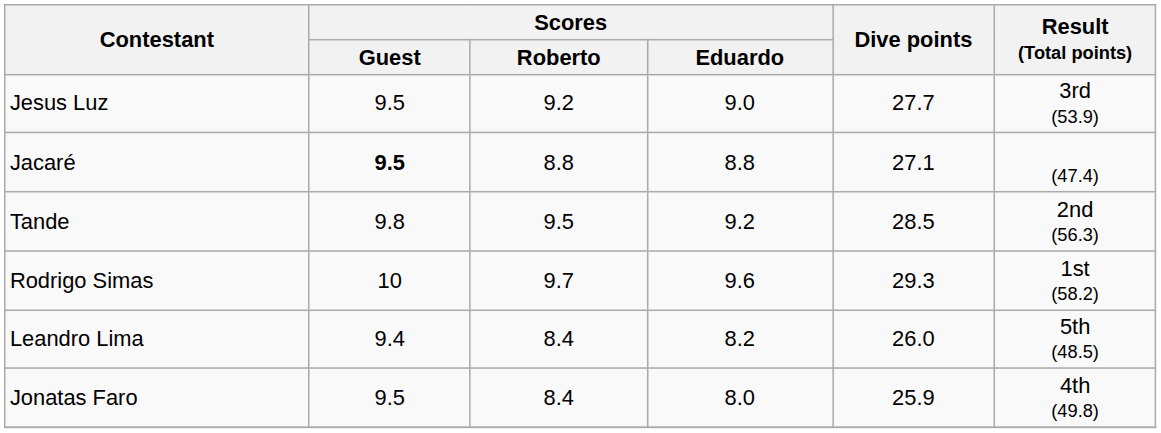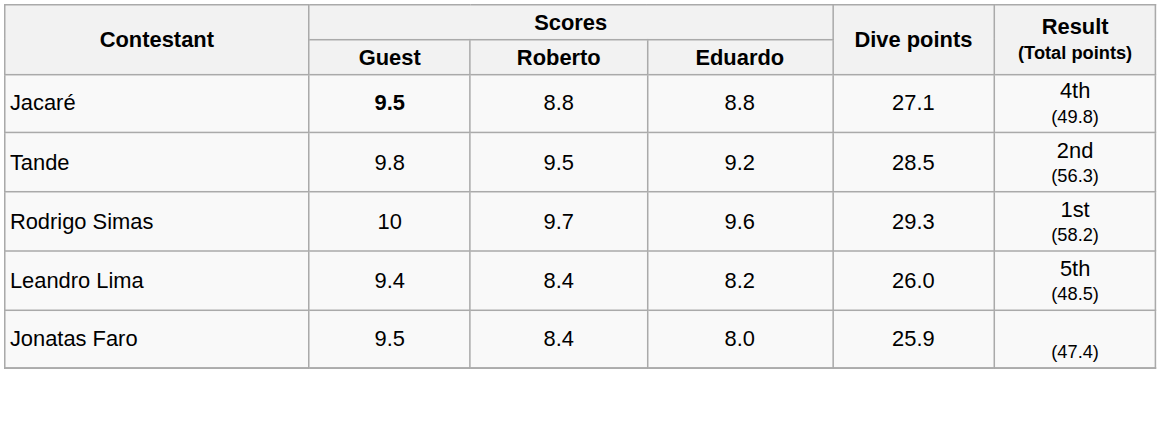- row: (59, 104)
(1075, 176) (47.4) -> (1075, 104) 4th (49.8)
(1075, 398) 4th (49.8) -> (1075, 353) (47.4)
